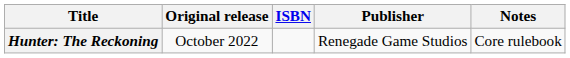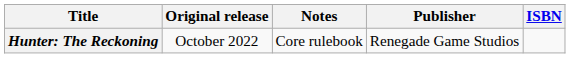columns swapped: (293, 16) <-> (518, 16)
